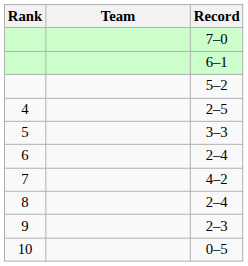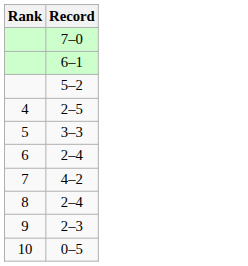- column: (118, 16)
